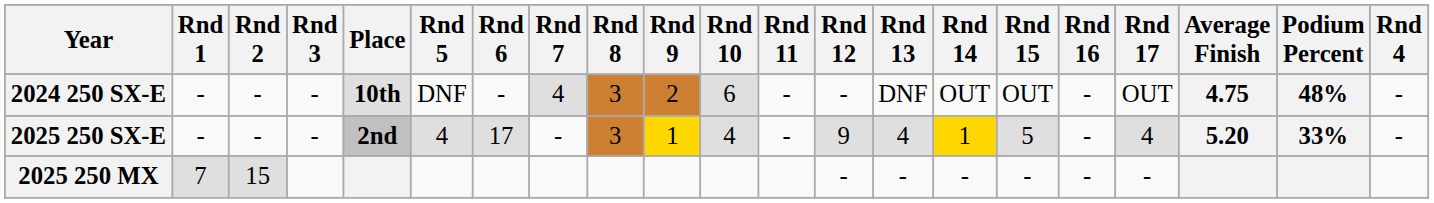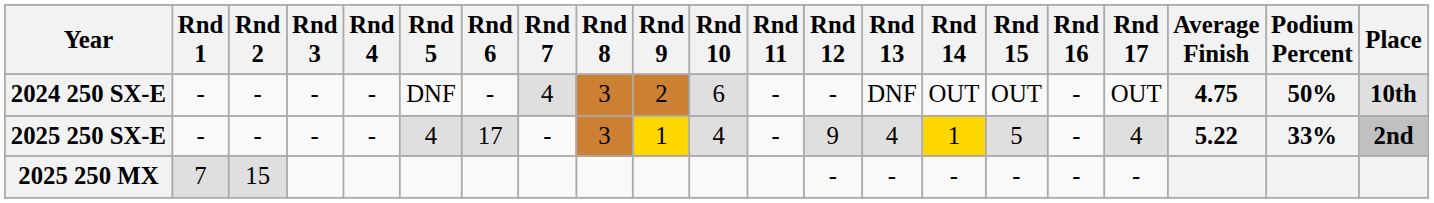columns swapped: (1399, 39) <-> (377, 39)
(1323, 94) 48% -> (1312, 94) 50%
(1227, 135) 5.20 -> (1216, 135) 5.22
